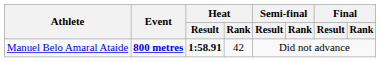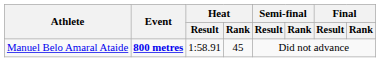(205, 48) bold -> (205, 48) normal
(238, 48) 42 -> (238, 48) 45
